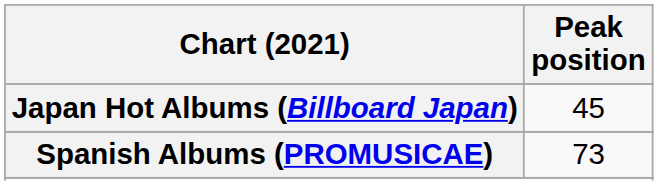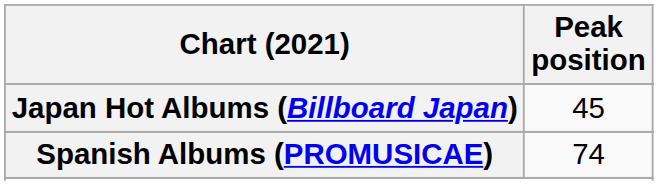(589, 154) 73 -> (589, 154) 74
